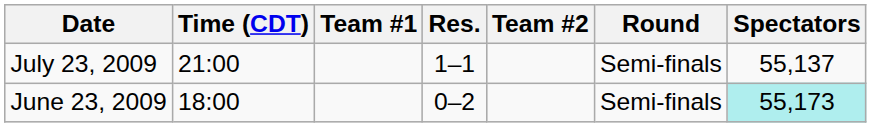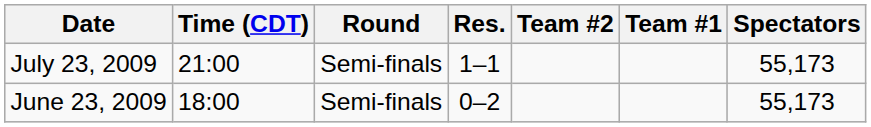columns swapped: (369, 24) <-> (661, 24)
(797, 63) 55,137 -> (797, 63) 55,173
(797, 102) paleturquoise background -> (797, 102) no background
